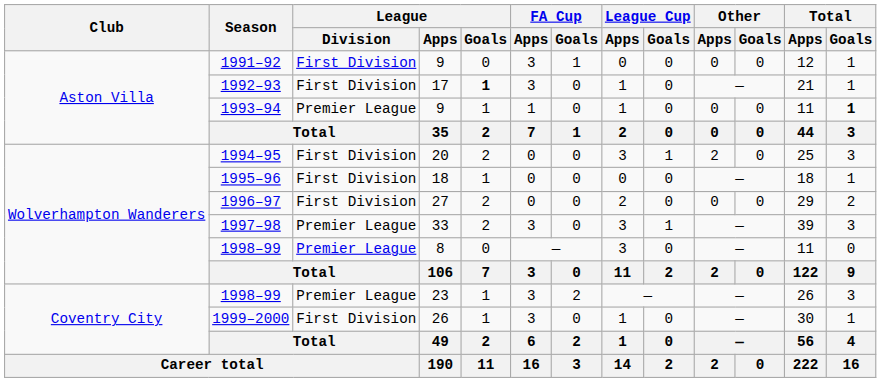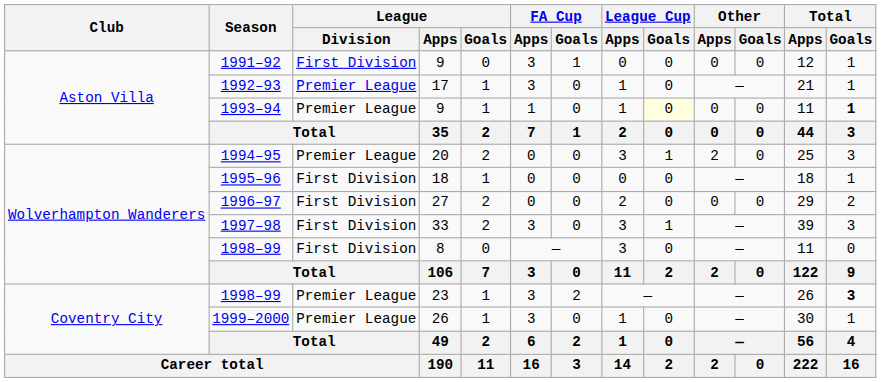(356, 86) First Division -> (356, 86) Premier League
(486, 86) bold -> (486, 86) normal
(669, 109) no background -> (669, 109) lightyellow background
(356, 156) First Division -> (356, 156) Premier League
(356, 226) Premier League -> (356, 226) First Division
(356, 249) Premier League -> (356, 249) First Division
(851, 296) normal -> (851, 296) bold
(356, 319) First Division -> (356, 319) Premier League
